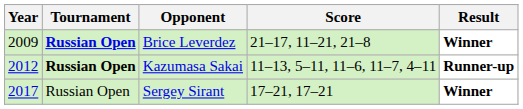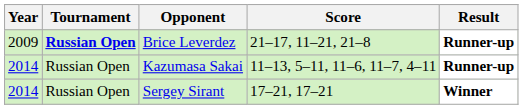(468, 42) Winner -> (479, 42) Runner-up
(23, 67) 2012 -> (23, 67) 2014
(91, 67) bold -> (88, 67) normal
(23, 92) 2017 -> (23, 92) 2014
